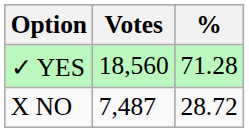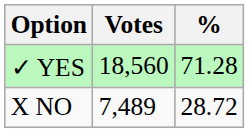(127, 106) 7,487 -> (127, 106) 7,489
